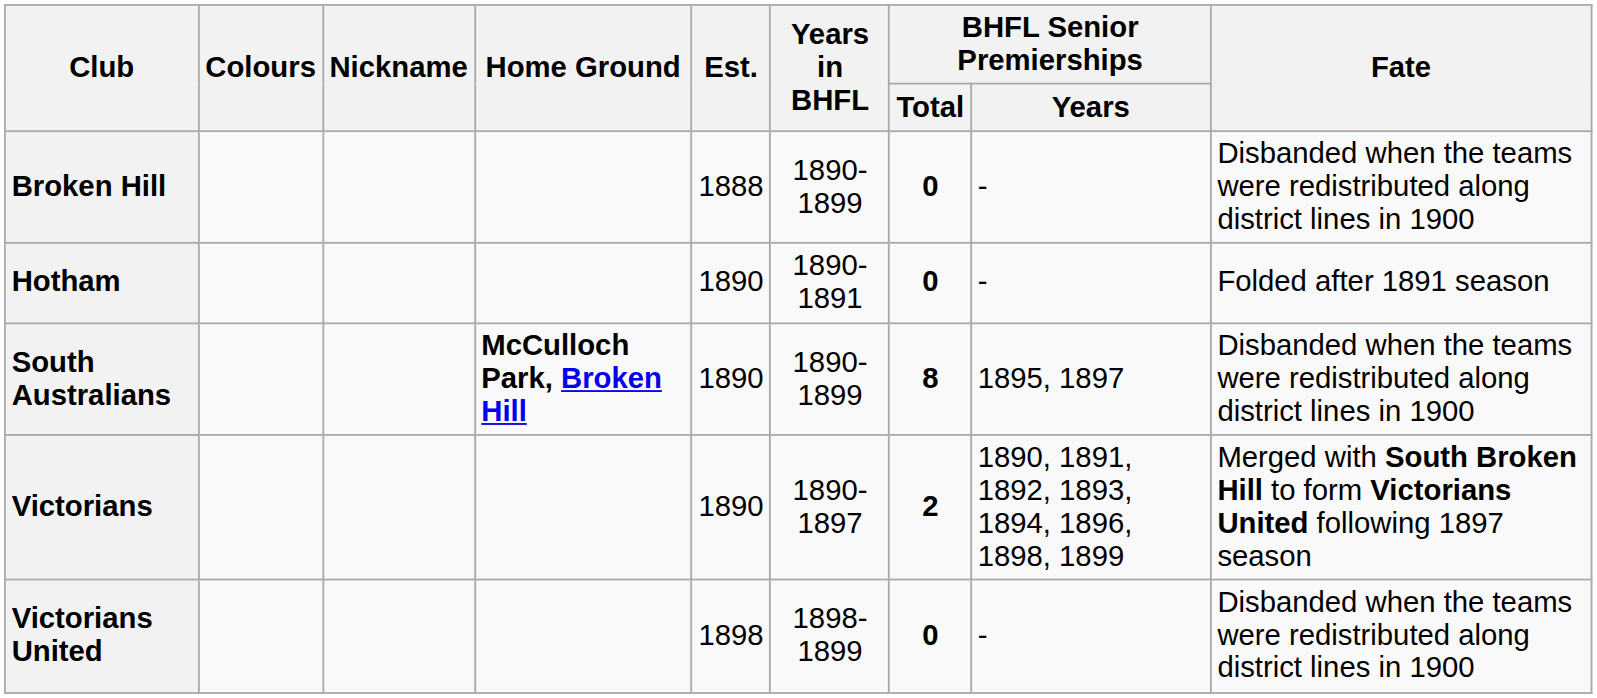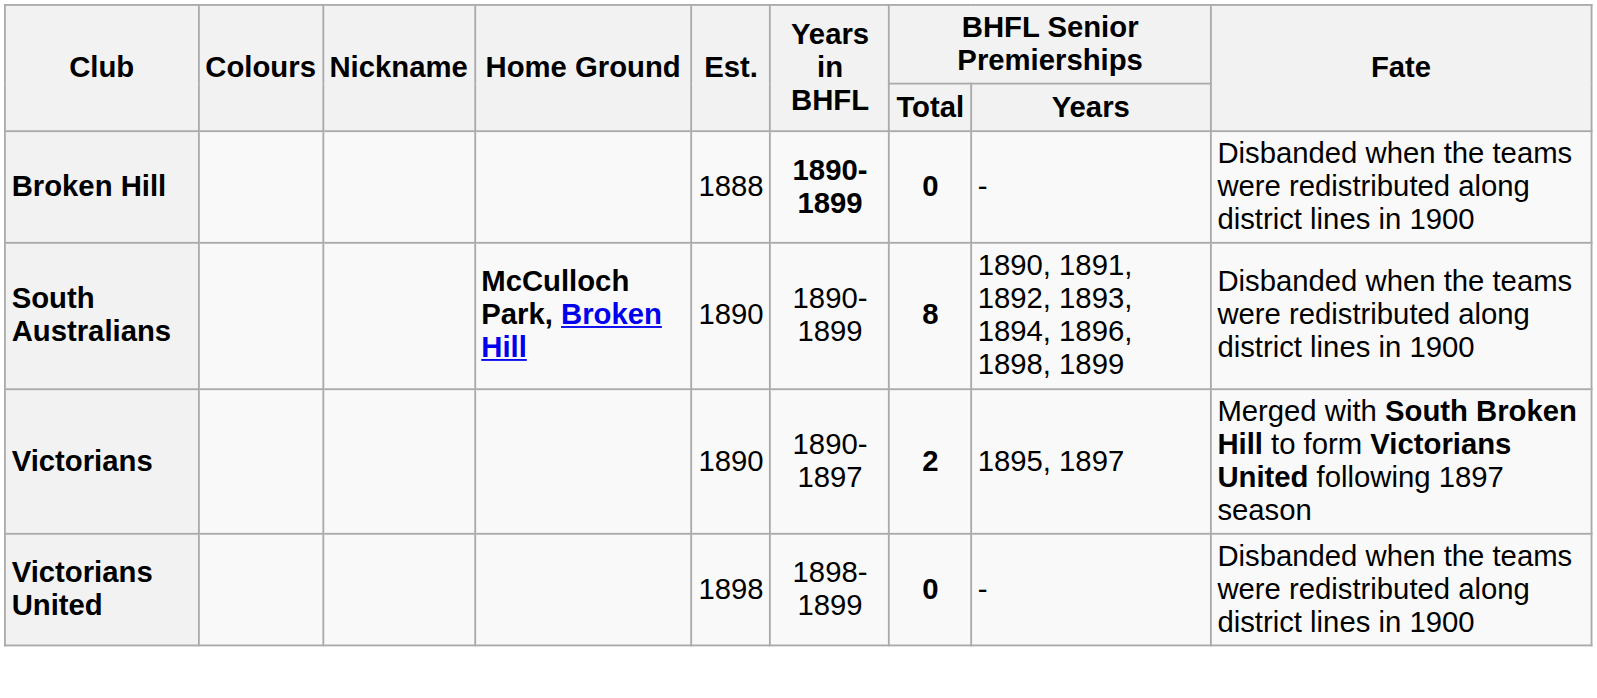(830, 186) normal -> (830, 186) bold
- row: (66, 282)
(1051, 378) 1895, 1897 -> (1055, 315) 1890, 1891, 1892, 1893, 1894, 1896, 1898, 1899
(1055, 506) 1890, 1891, 1892, 1893, 1894, 1896, 1898, 1899 -> (1051, 460) 1895, 1897
